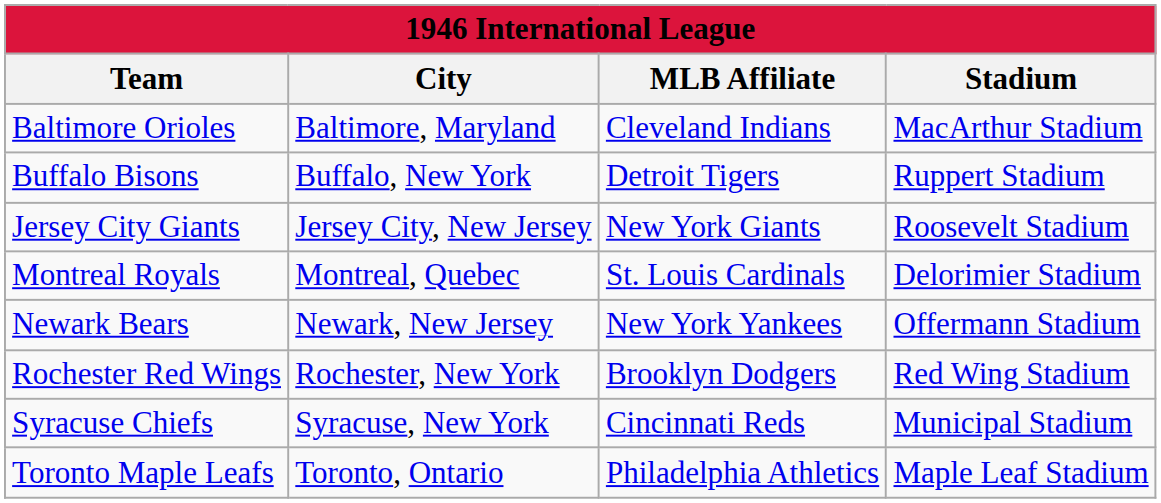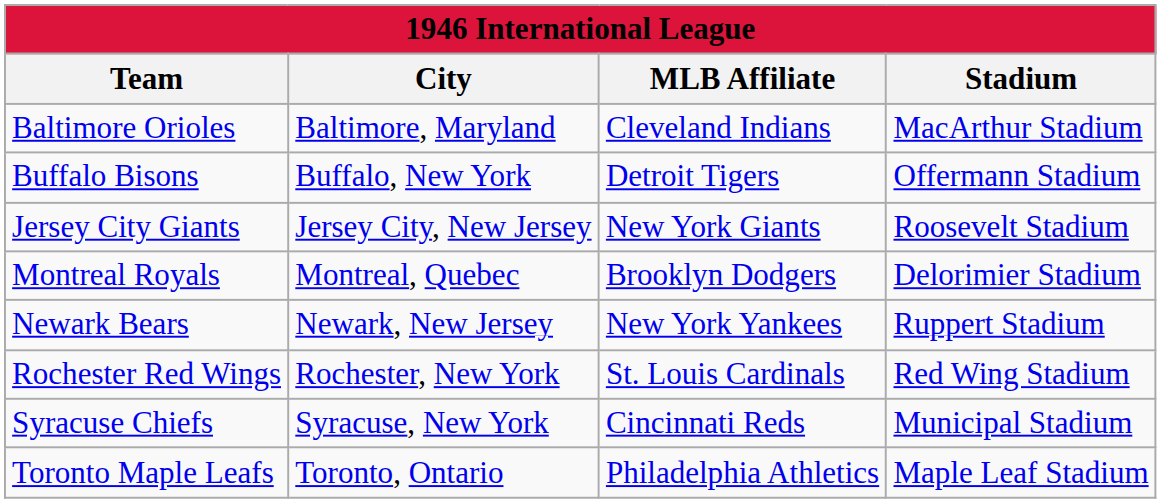(999, 176) Ruppert Stadium -> (1017, 176) Offermann Stadium
(725, 275) St. Louis Cardinals -> (721, 275) Brooklyn Dodgers
(1017, 324) Offermann Stadium -> (999, 324) Ruppert Stadium
(721, 373) Brooklyn Dodgers -> (725, 373) St. Louis Cardinals
